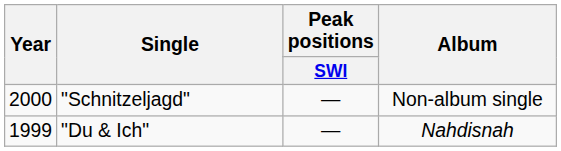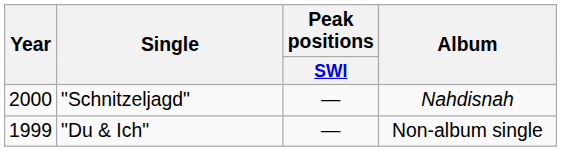(467, 99) Non-album single -> (467, 99) Nahdisnah
(467, 130) Nahdisnah -> (467, 130) Non-album single
